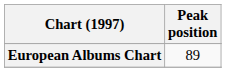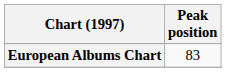(193, 55) 89 -> (193, 55) 83
